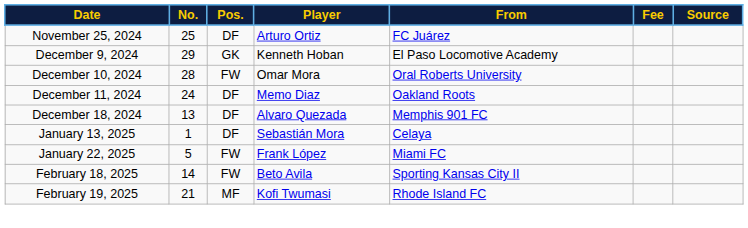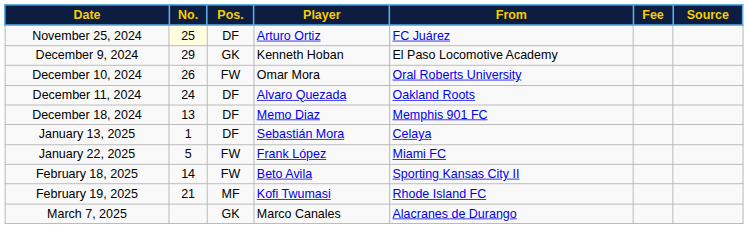(188, 35) no background -> (188, 35) lightyellow background
(188, 75) 28 -> (188, 75) 26
(288, 95) Memo Diaz -> (302, 95) Alvaro Quezada
(302, 114) Alvaro Quezada -> (288, 114) Memo Diaz
+ row: (87, 213)
